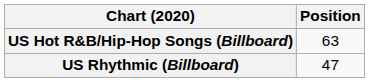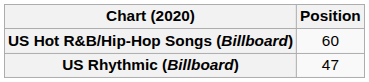(330, 41) 63 -> (330, 41) 60
